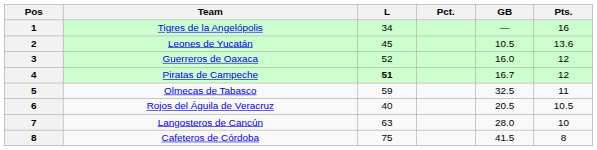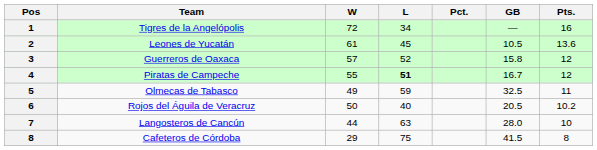+ column: (352, 12)
(505, 59) 16.0 -> (513, 59) 15.8
(563, 106) 10.5 -> (566, 106) 10.2
